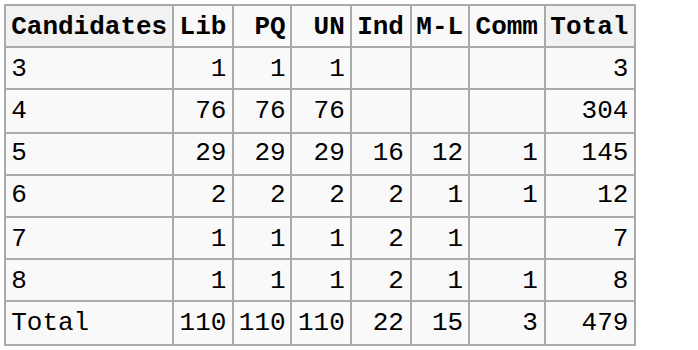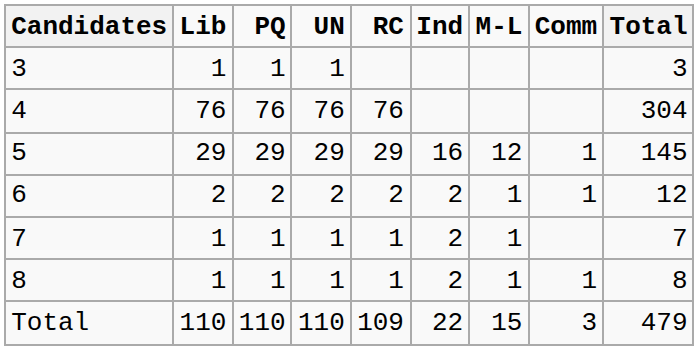+ column: (388, 26)
